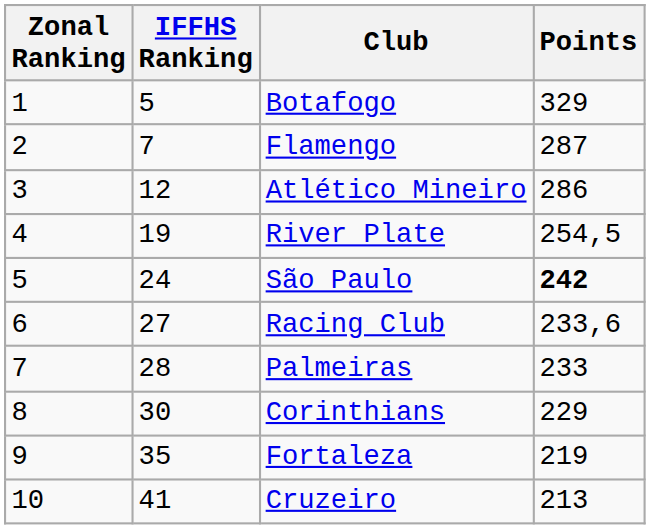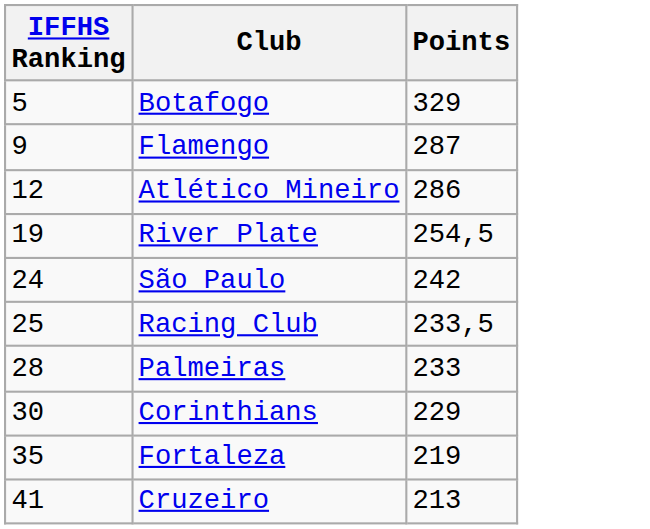- column: (69, 43)
(147, 147) 7 -> (20, 147) 9
(564, 280) bold -> (437, 280) normal
(155, 324) 27 -> (28, 324) 25
(580, 324) 233,6 -> (453, 324) 233,5
